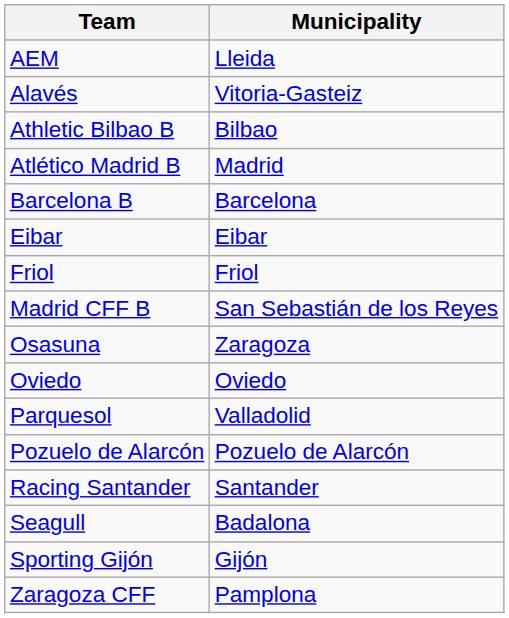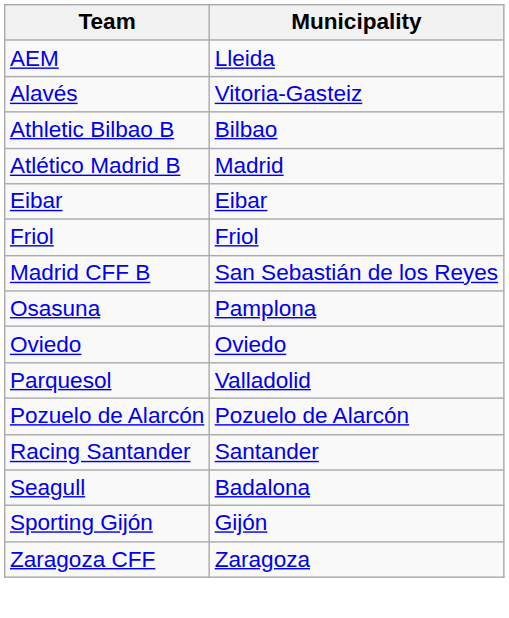- row: (71, 201)
(262, 344) Zaragoza -> (265, 308) Pamplona
(265, 594) Pamplona -> (262, 559) Zaragoza
